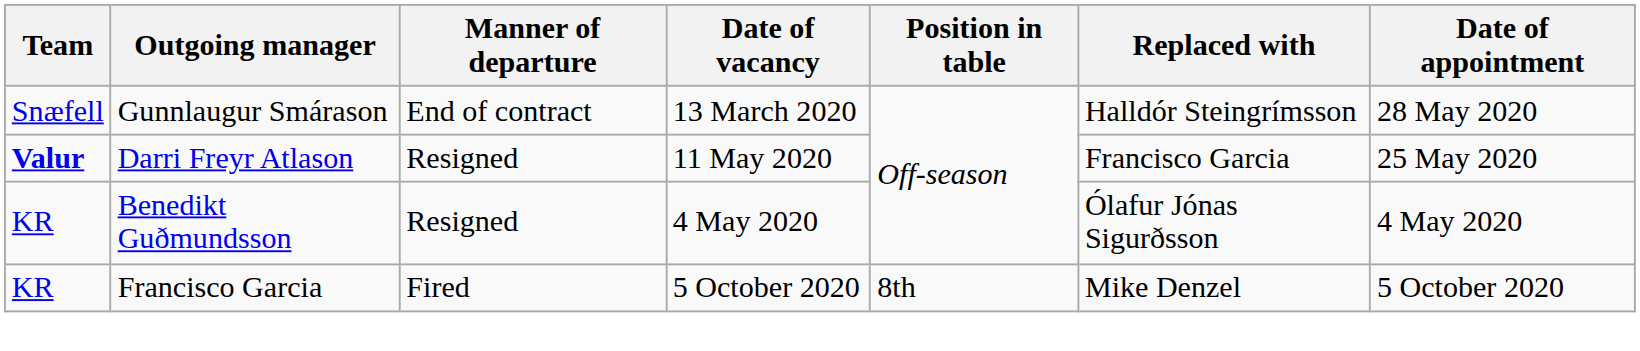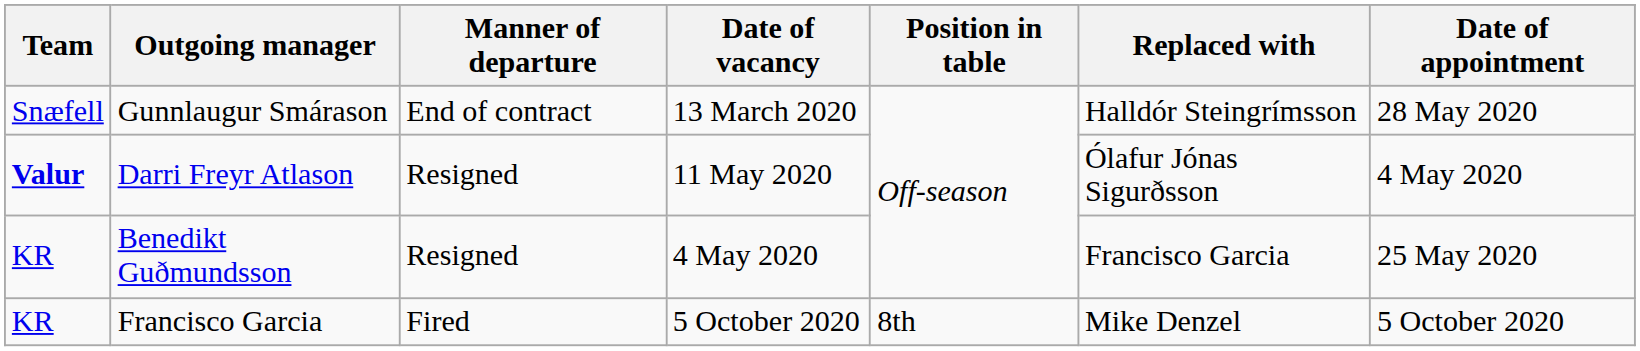(1187, 157) Francisco Garcia -> (1161, 174) Ólafur Jónas Sigurðsson
(1457, 157) 25 May 2020 -> (1450, 174) 4 May 2020
(1161, 222) Ólafur Jónas Sigurðsson -> (1187, 256) Francisco Garcia
(1450, 222) 4 May 2020 -> (1457, 256) 25 May 2020
